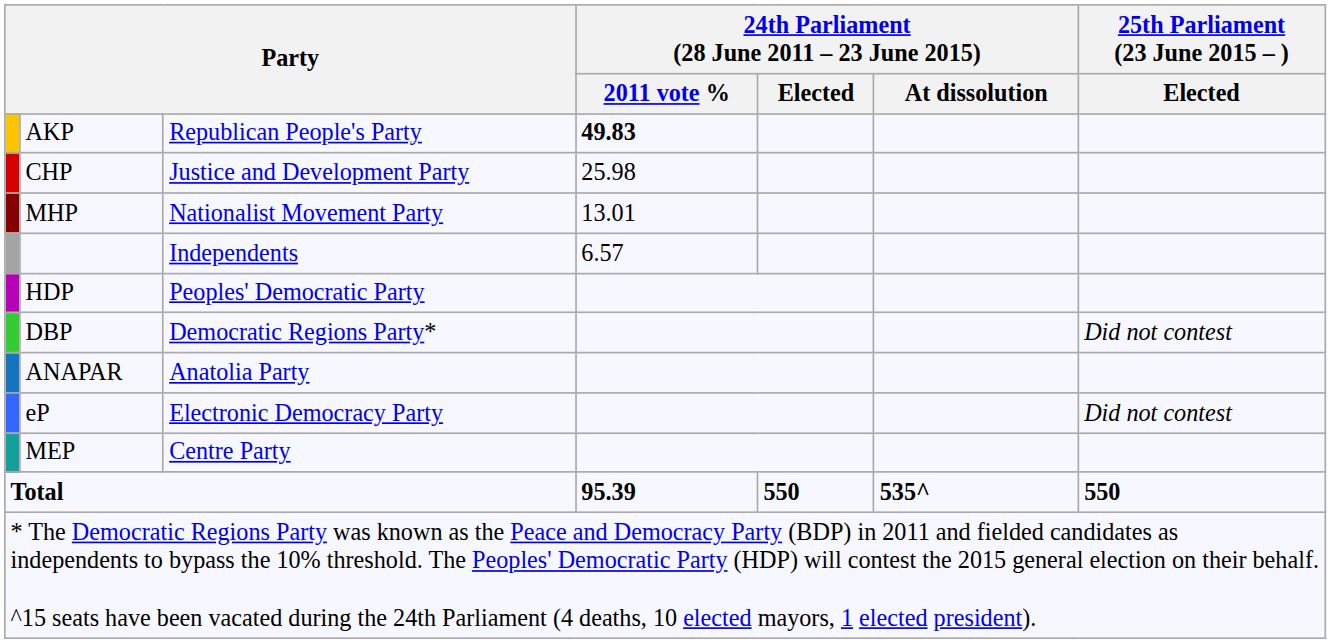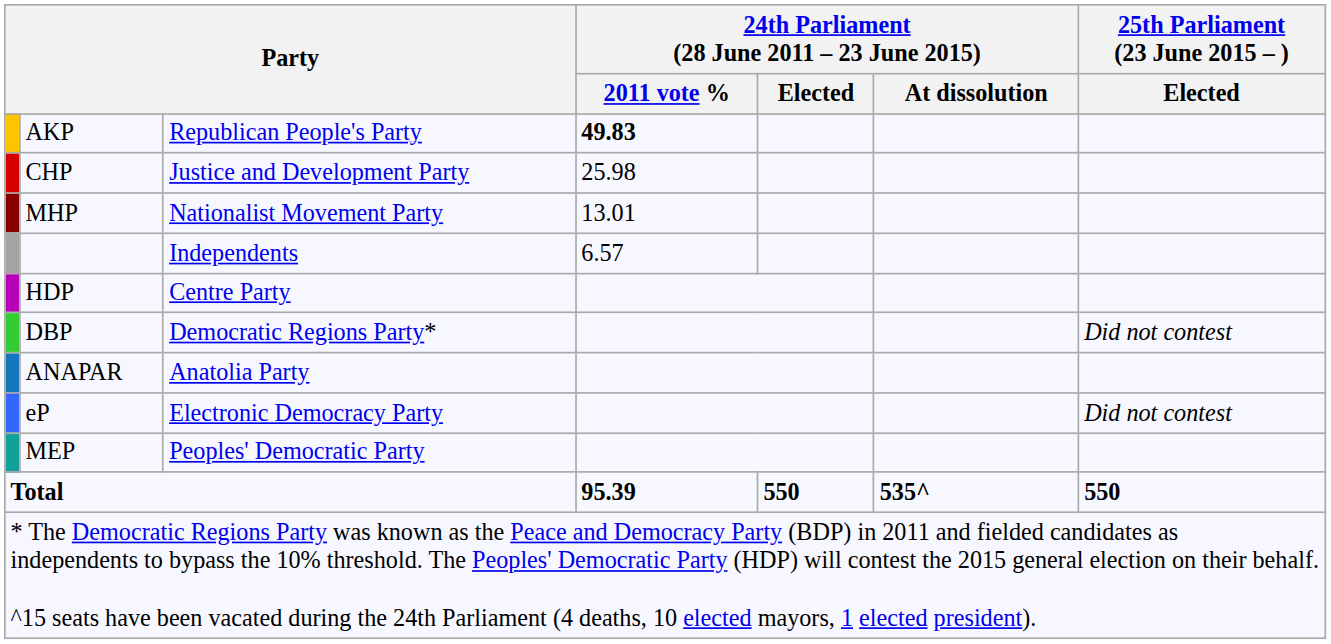(297, 292) Peoples' Democratic Party -> (230, 292) Centre Party
(230, 452) Centre Party -> (297, 452) Peoples' Democratic Party
